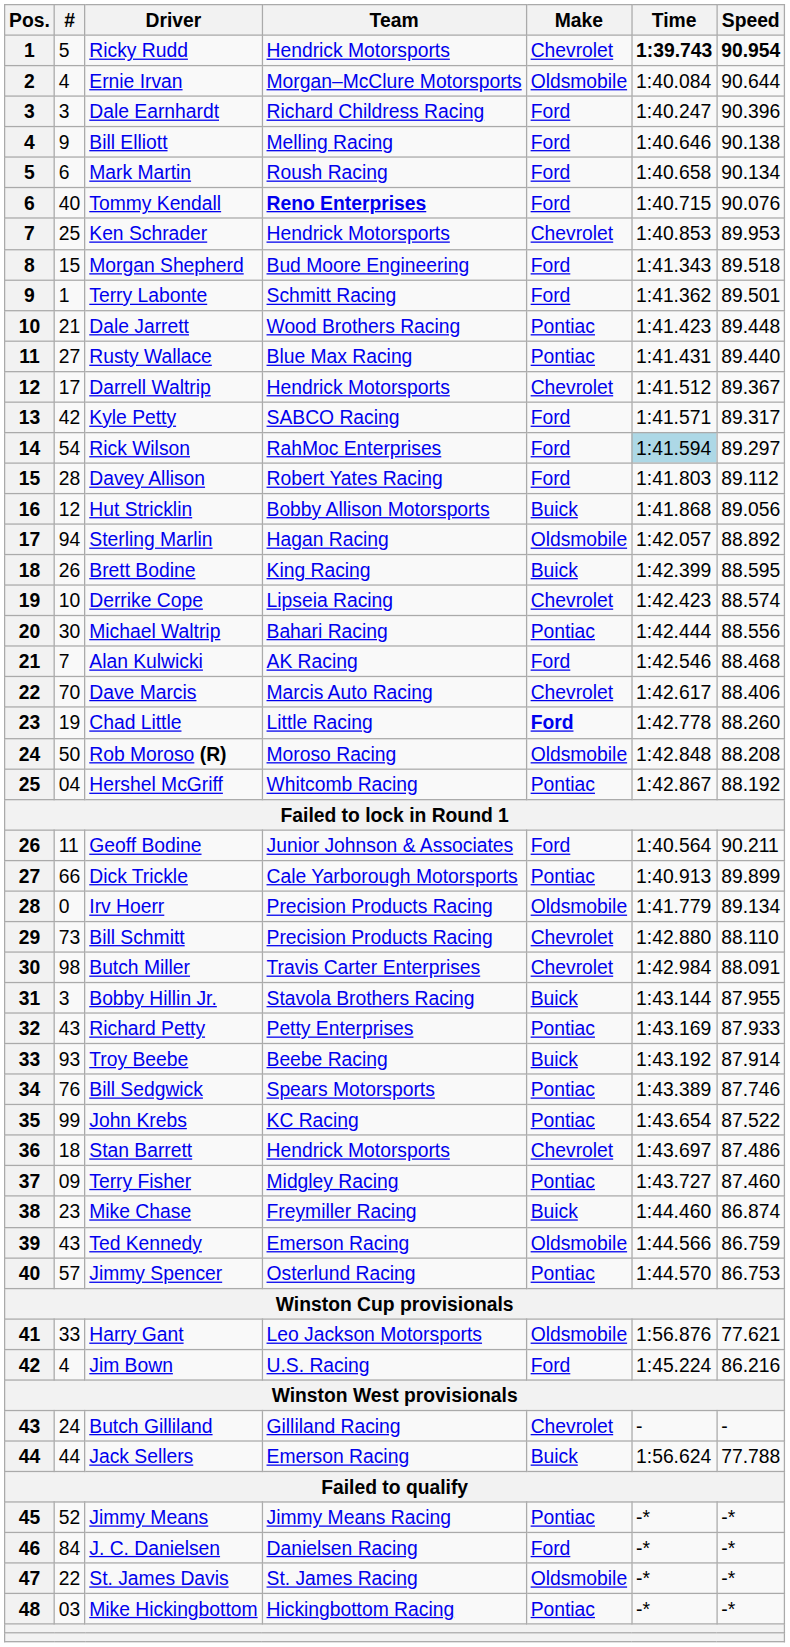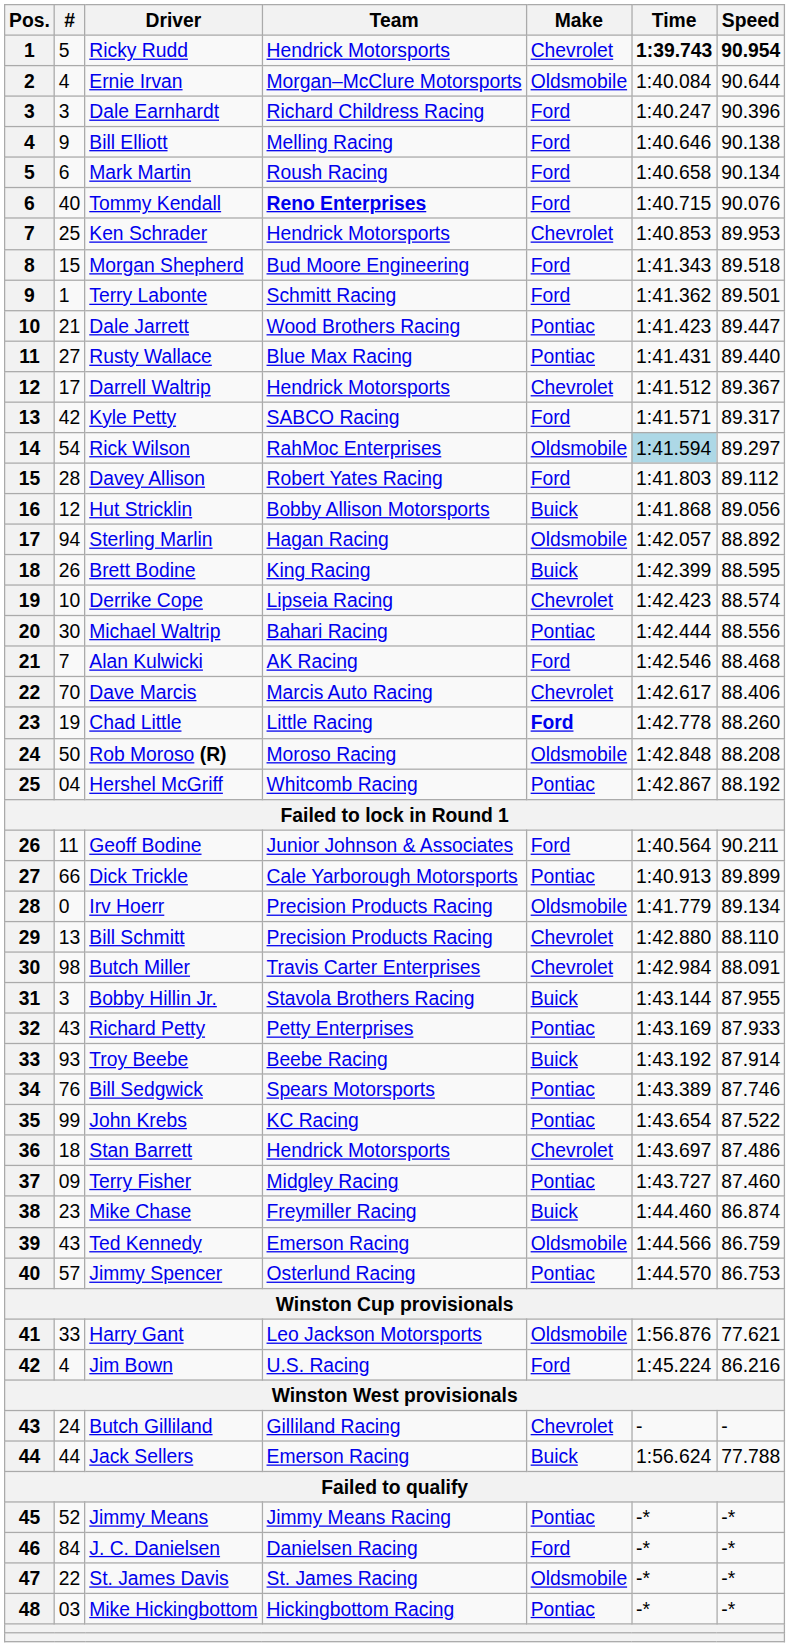(751, 326) 89.448 -> (751, 326) 89.447
(550, 448) Ford -> (579, 448) Oldsmobile
(70, 937) 73 -> (70, 937) 13
